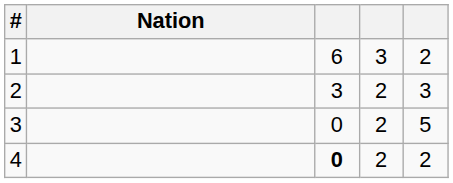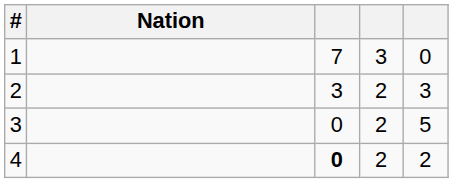(337, 56) 6 -> (337, 56) 7
(425, 56) 2 -> (425, 56) 0
